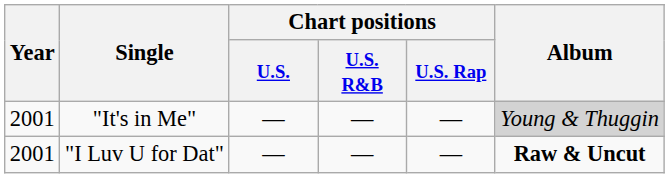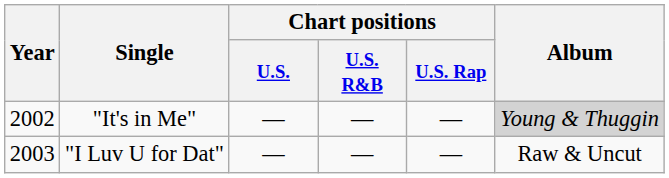(32, 118) 2001 -> (32, 118) 2002
(32, 154) 2001 -> (32, 154) 2003
(580, 154) bold -> (580, 154) normal
